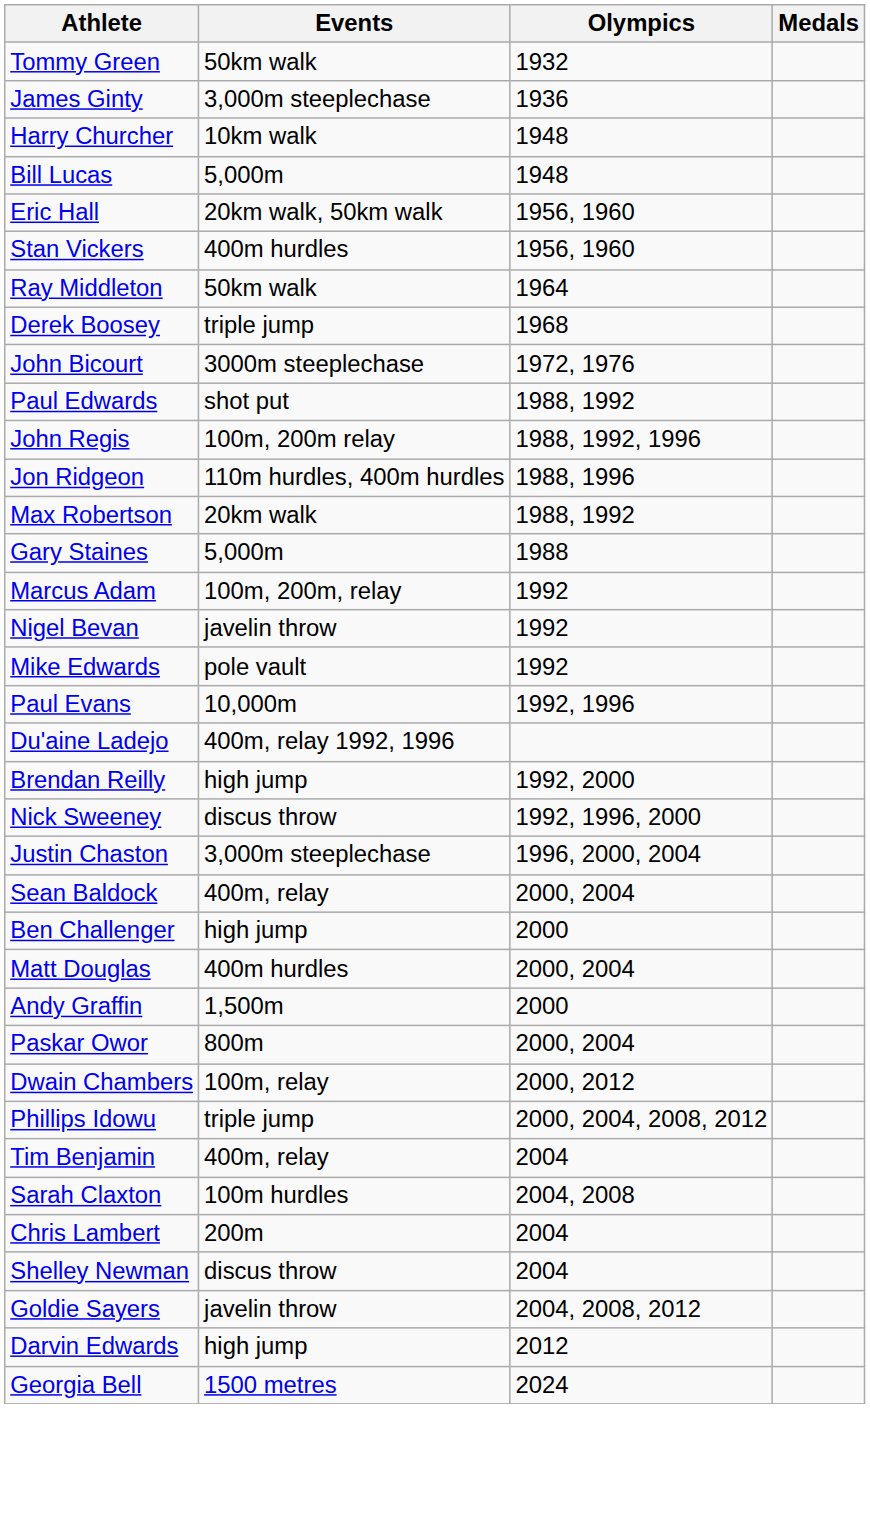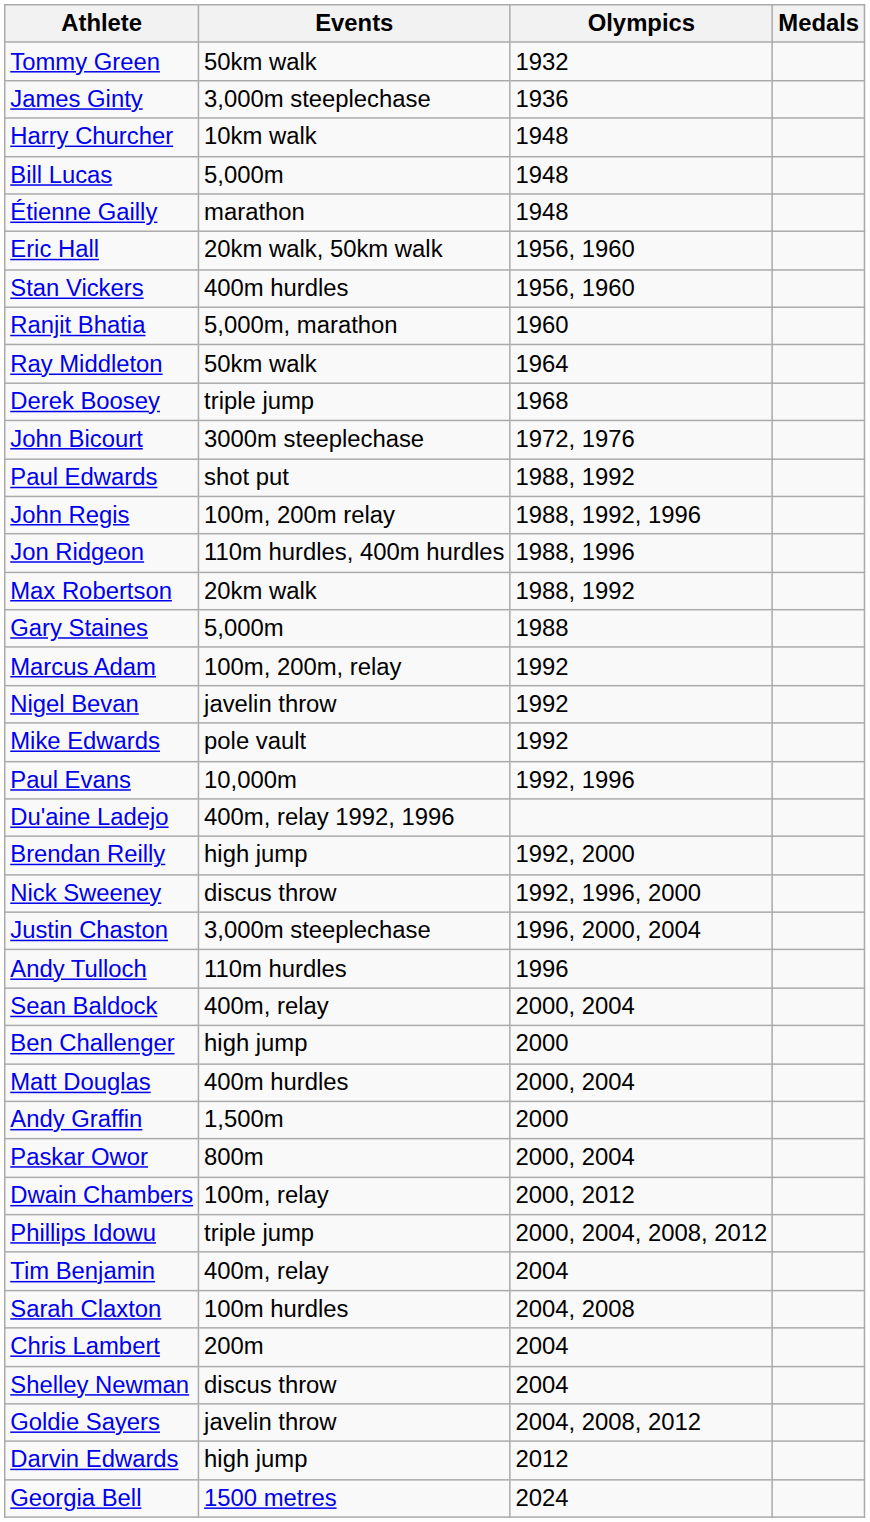+ row: (84, 212)
+ row: (78, 325)
+ row: (78, 968)
